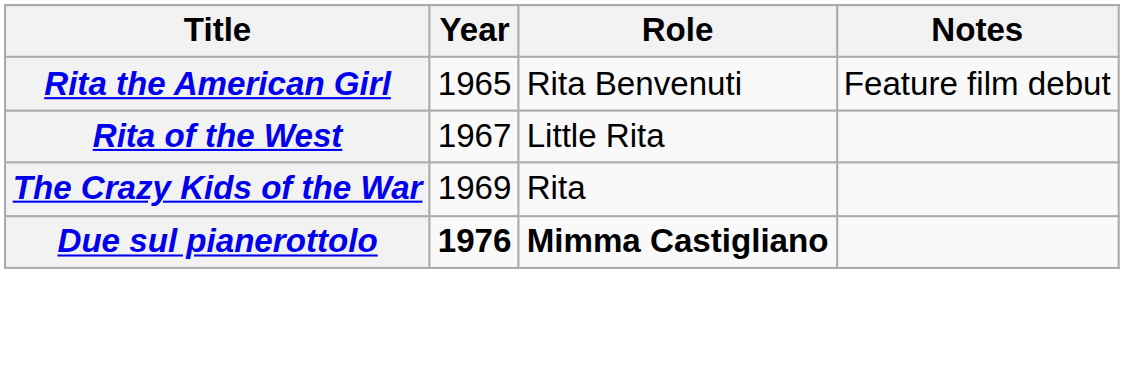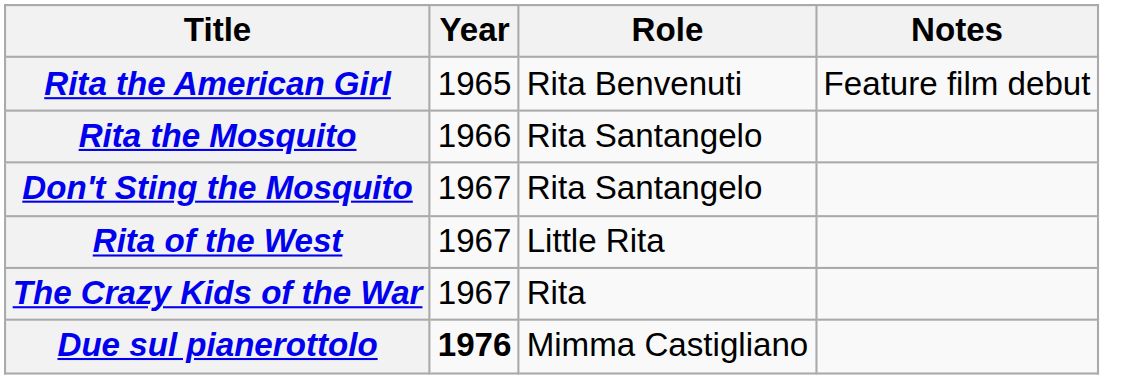+ row: (218, 135)
+ row: (218, 188)
(475, 188) 1969 -> (475, 293) 1967
(678, 240) bold -> (667, 345) normal
